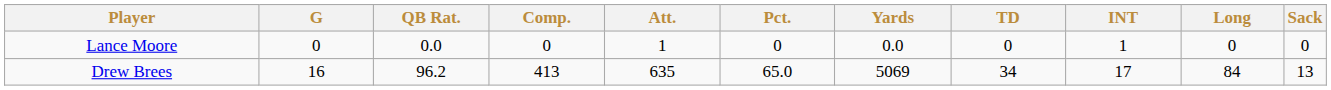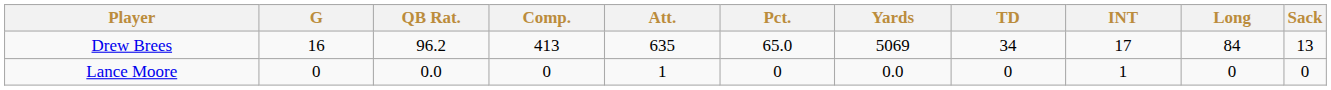rows swapped: (132, 71) <-> (132, 44)
